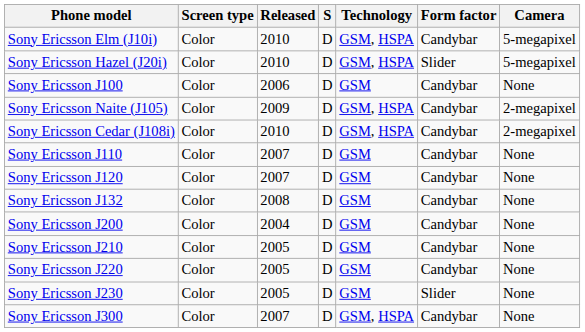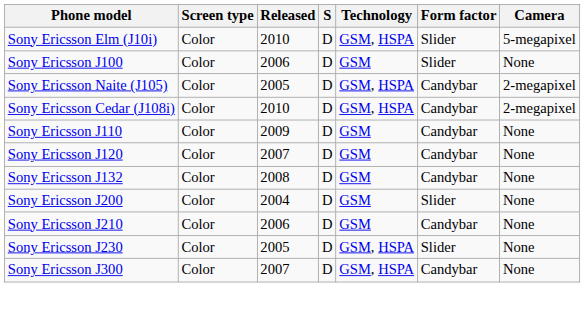(449, 39) Candybar -> (438, 39) Slider
- row: (87, 62)
(449, 85) Candybar -> (438, 62) Slider
(275, 108) 2009 -> (275, 85) 2005
(275, 154) 2007 -> (275, 131) 2009
(449, 223) Candybar -> (438, 200) Slider
(275, 246) 2005 -> (275, 223) 2006
- row: (65, 270)
(355, 293) GSM -> (377, 246) GSM, HSPA
